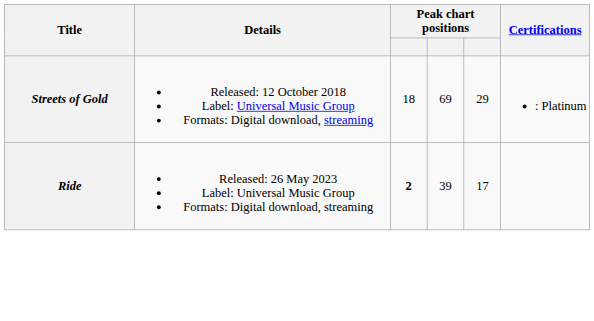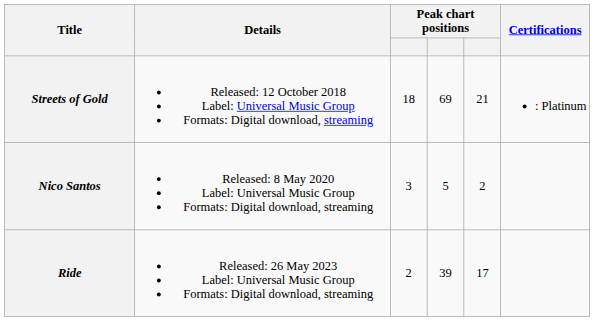(482, 99) 29 -> (482, 99) 21
+ row: (70, 186)
(409, 186) bold -> (409, 273) normal
